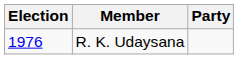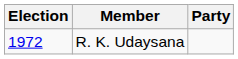(25, 41) 1976 -> (25, 41) 1972
